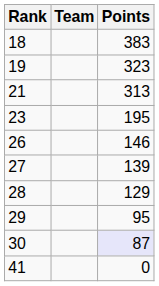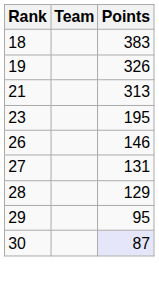(137, 67) 323 -> (137, 67) 326
(137, 167) 139 -> (137, 167) 131
- row: (17, 268)
